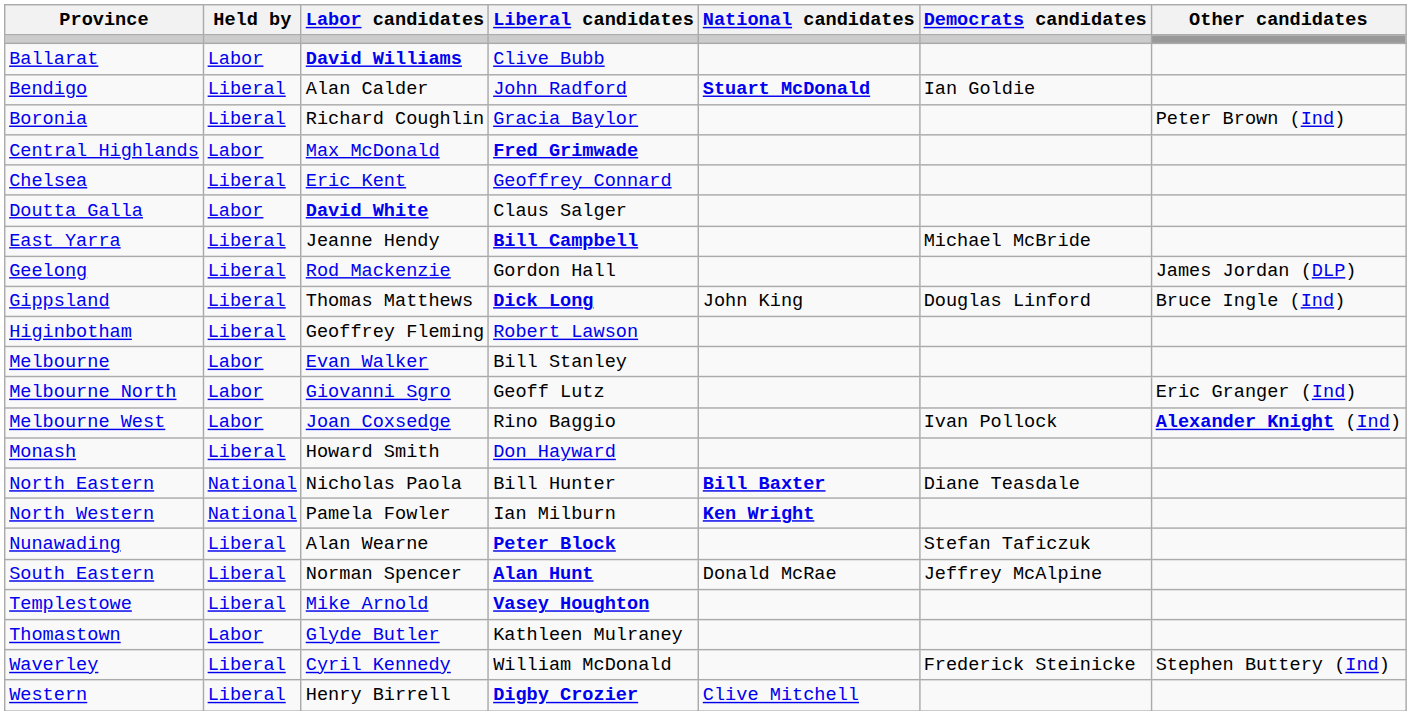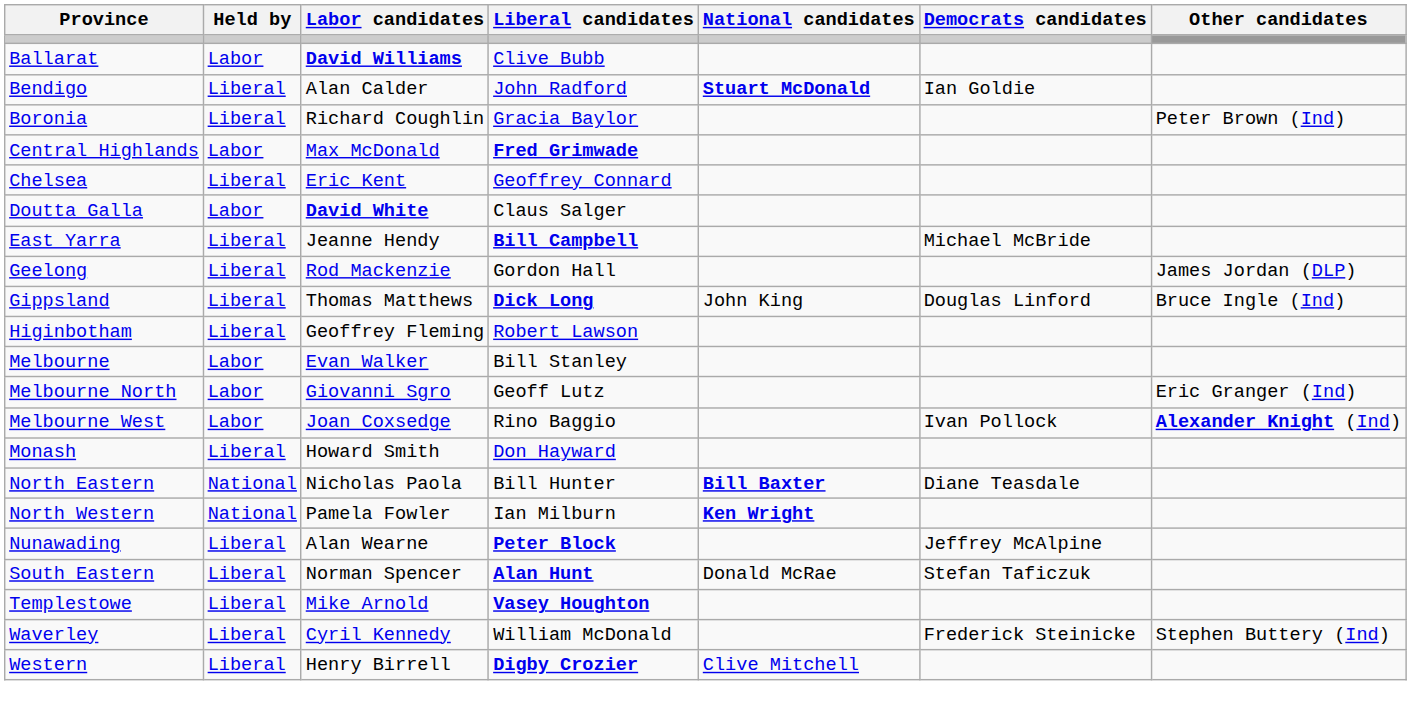(1007, 544) Stefan Taficzuk -> (1013, 544) Jeffrey McAlpine
(1013, 574) Jeffrey McAlpine -> (1007, 574) Stefan Taficzuk
- row: (65, 635)
